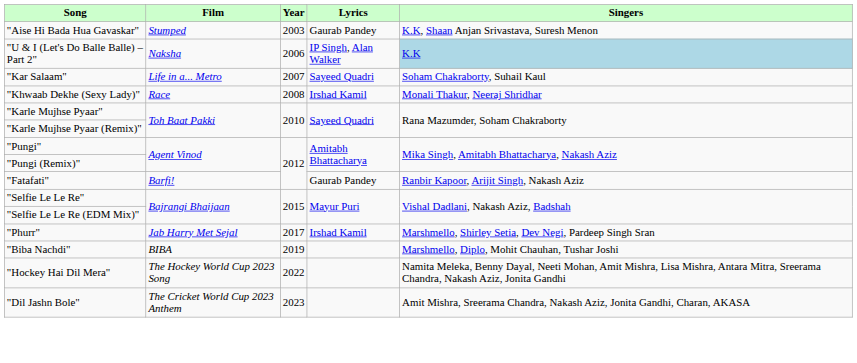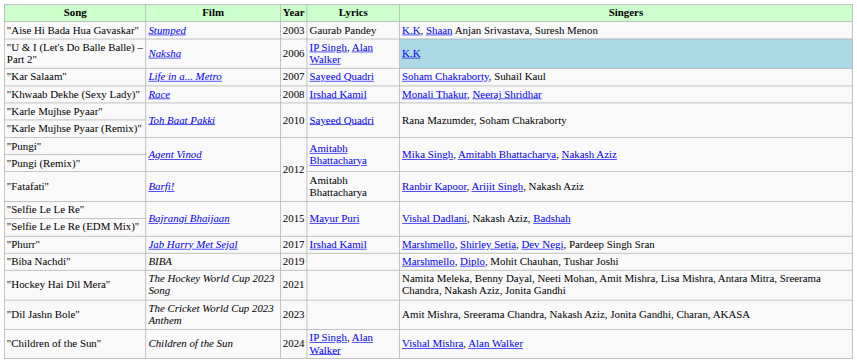(343, 180) Gaurab Pandey -> (338, 186) Amitabh Bhattacharya
(294, 273) 2022 -> (294, 285) 2021
+ row: (54, 344)
